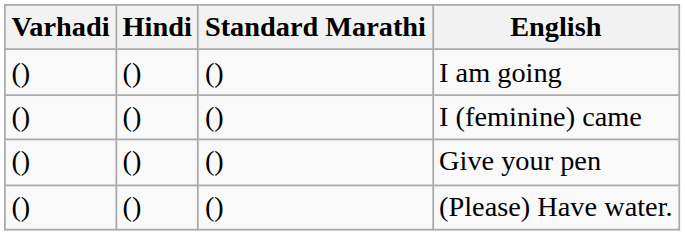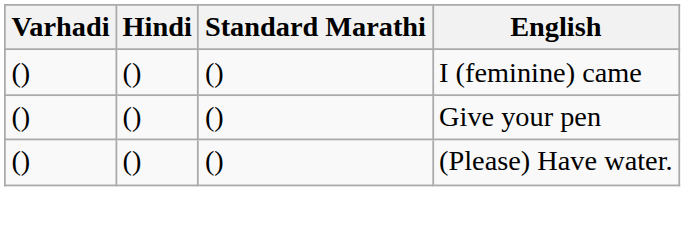- row: (500, 71)
